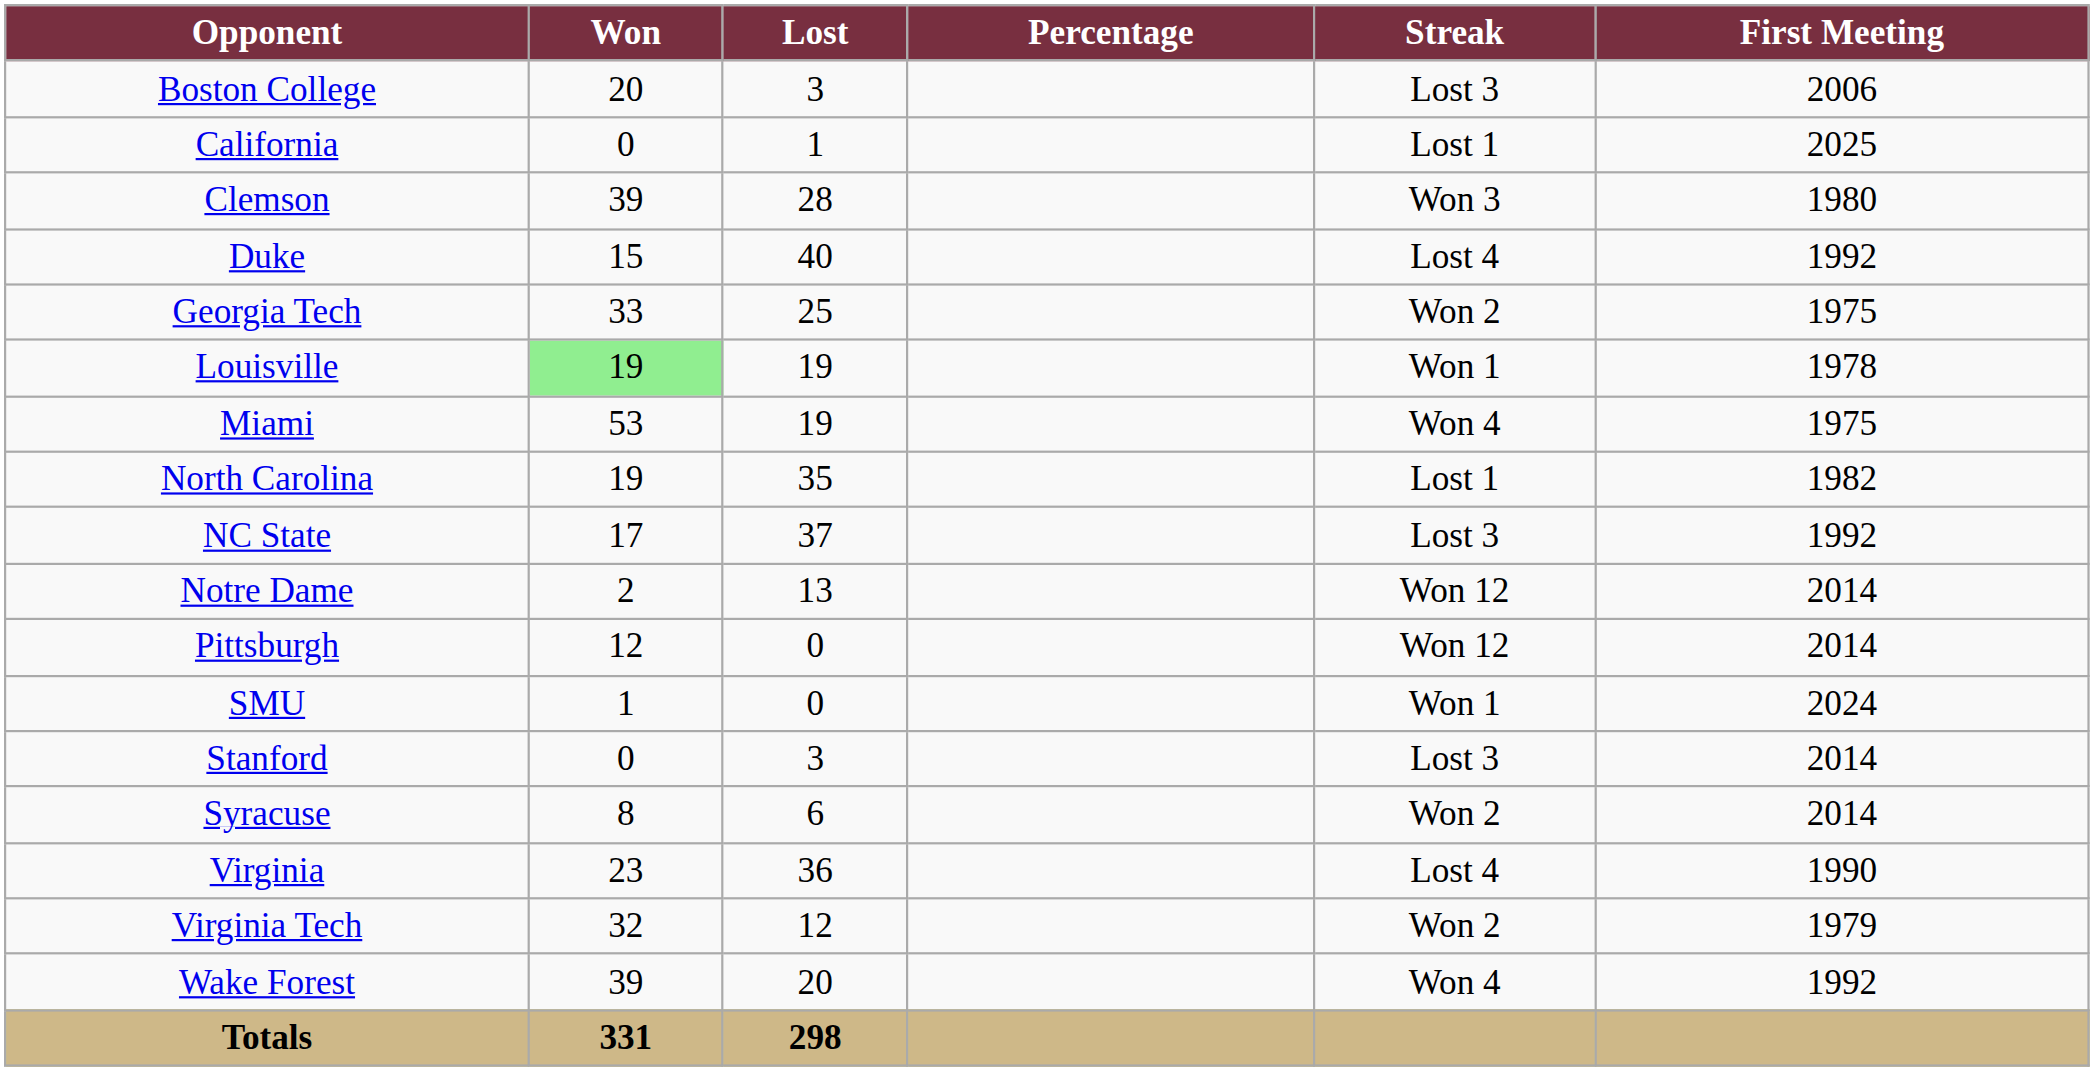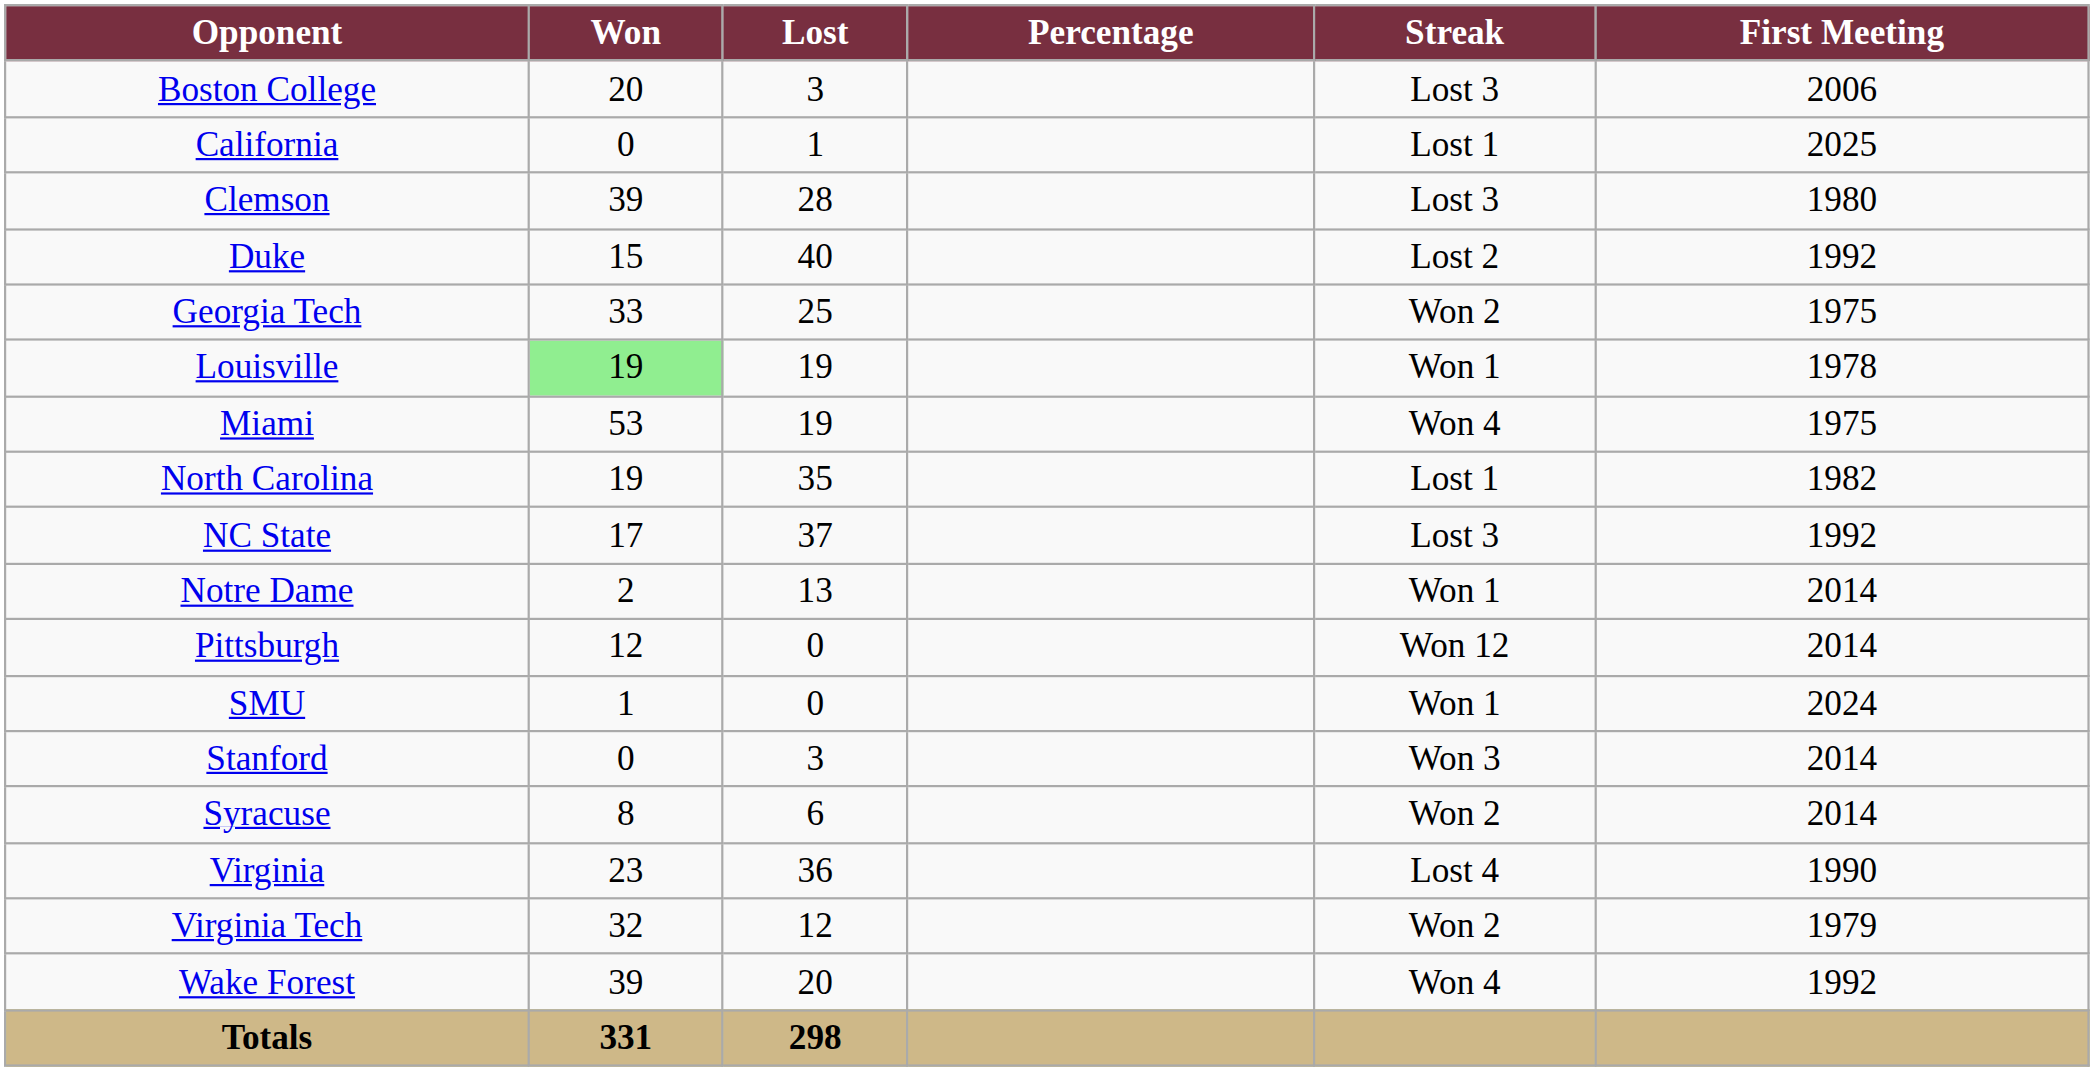(1455, 199) Won 3 -> (1455, 199) Lost 3
(1455, 255) Lost 4 -> (1455, 255) Lost 2
(1455, 590) Won 12 -> (1455, 590) Won 1
(1455, 758) Lost 3 -> (1455, 758) Won 3
